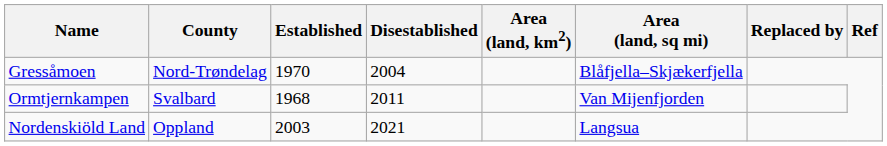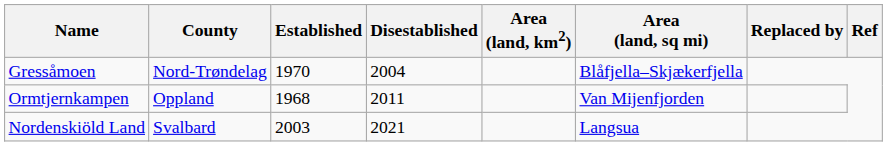(184, 98) Svalbard -> (183, 98) Oppland
(183, 126) Oppland -> (184, 126) Svalbard
